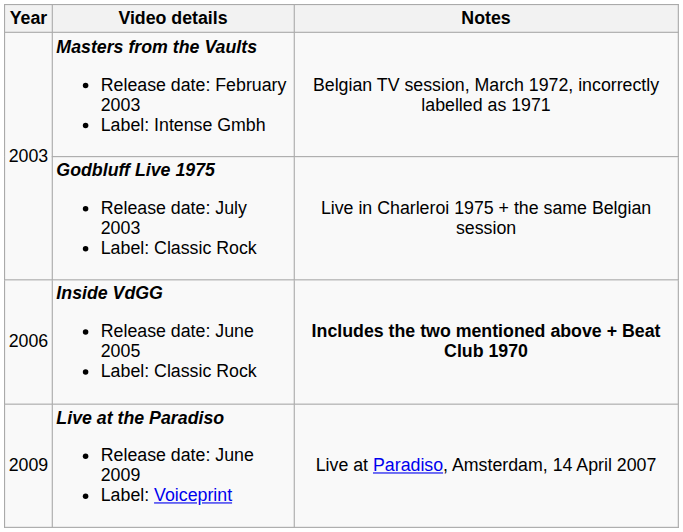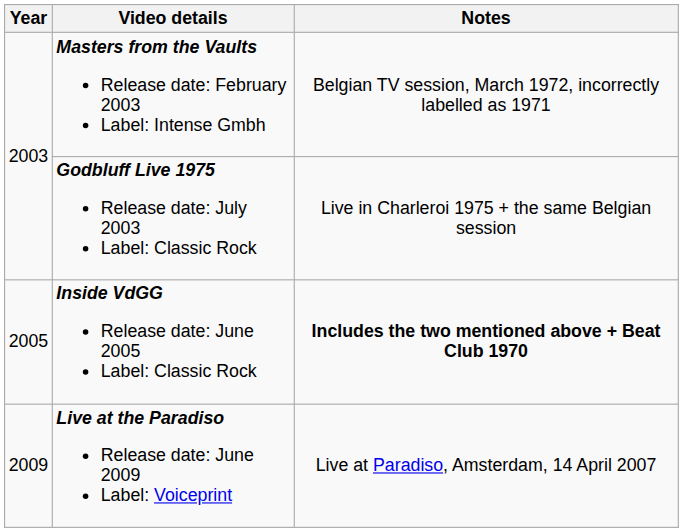(28, 341) 2006 -> (28, 341) 2005
